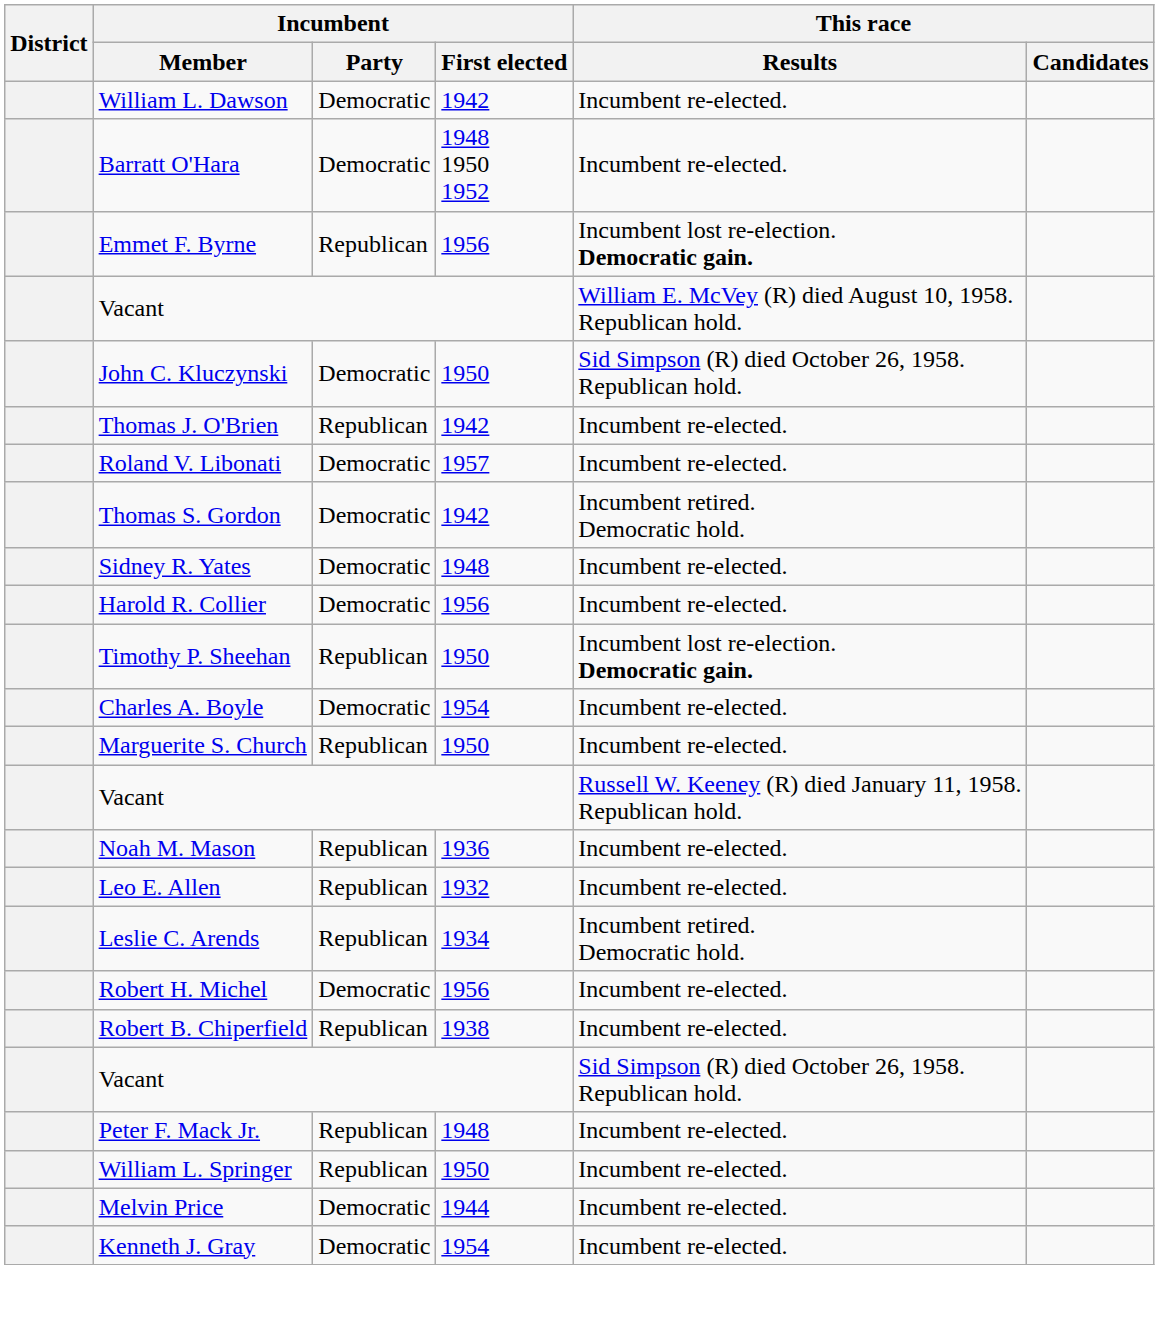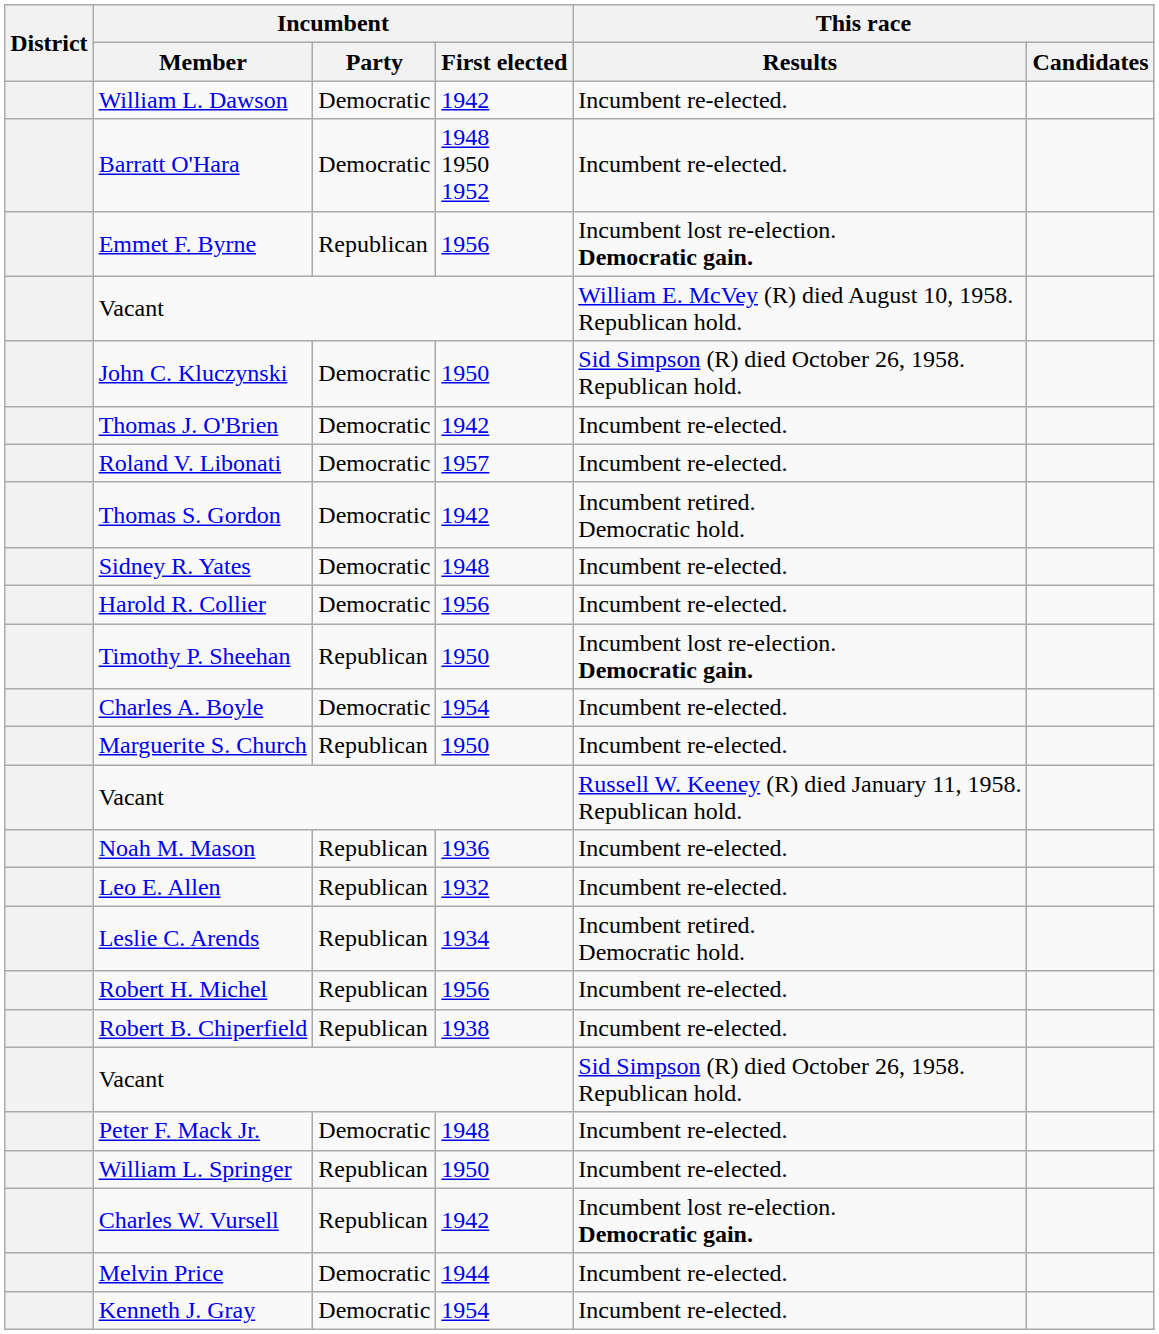(373, 424) Republican -> (374, 424) Democratic
(374, 989) Democratic -> (373, 989) Republican
(373, 1130) Republican -> (374, 1130) Democratic
+ row: (189, 1220)
